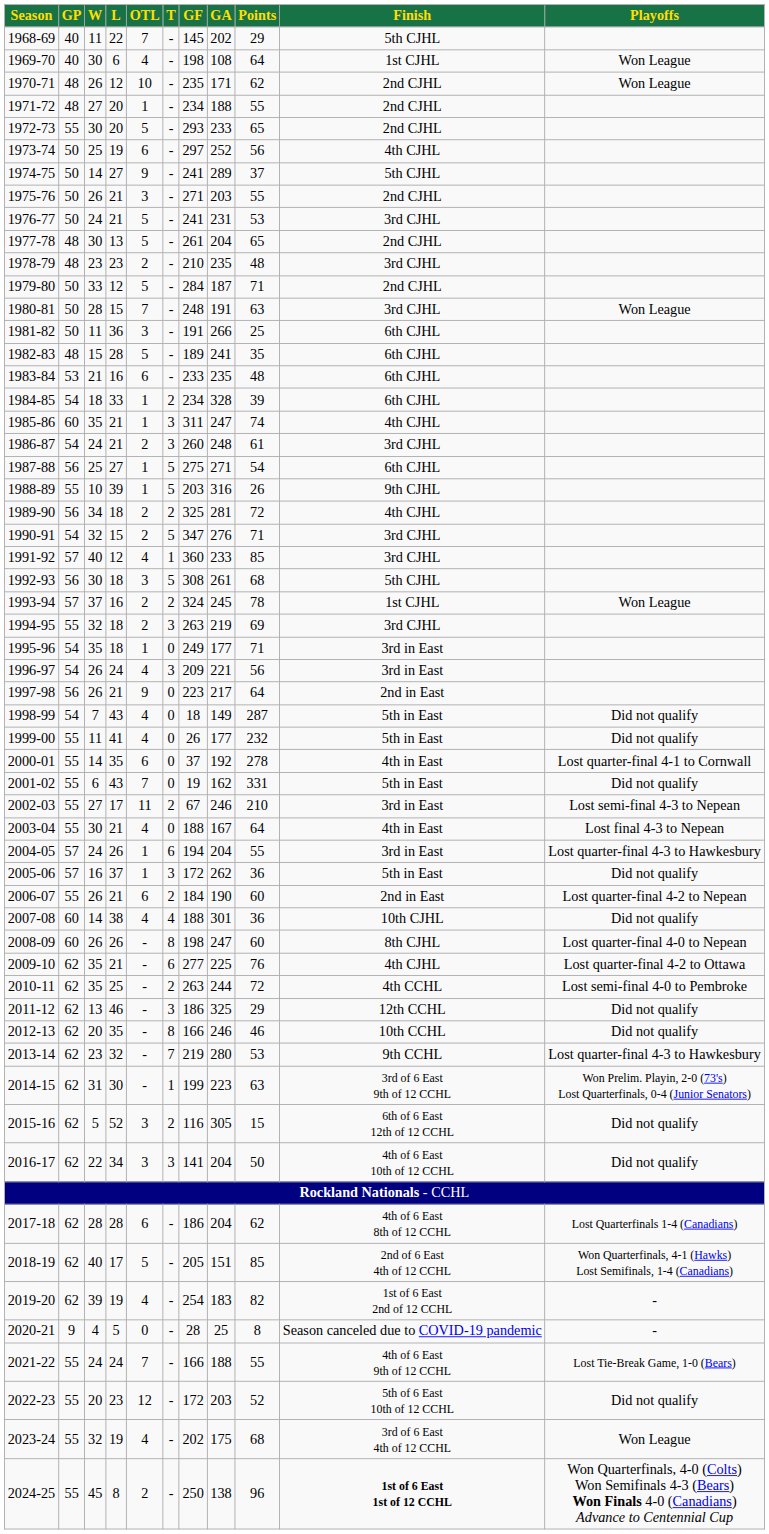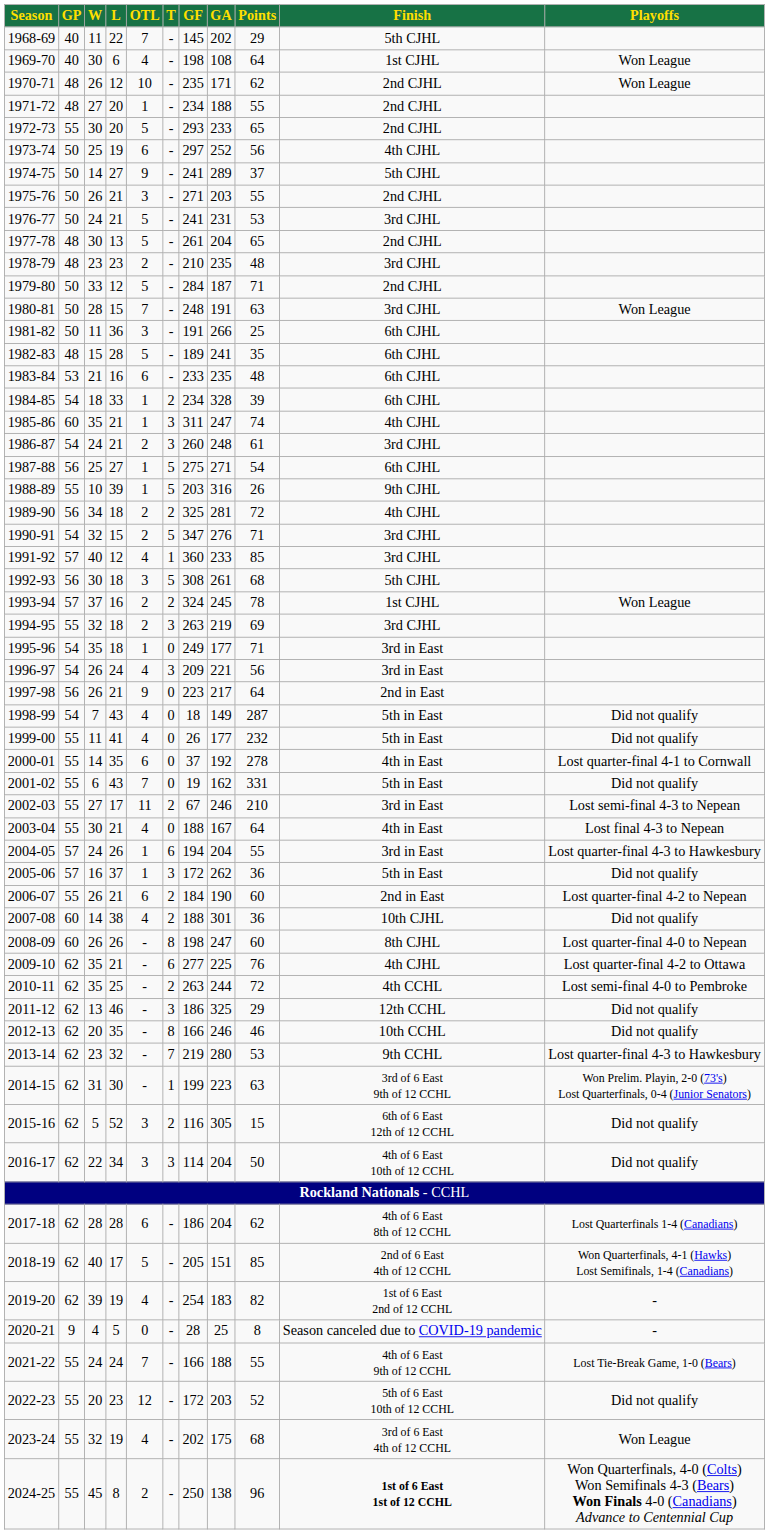(171, 919) 4 -> (171, 919) 2
(193, 1162) 141 -> (193, 1162) 114
